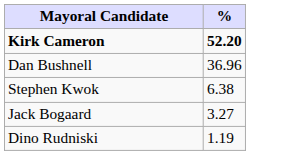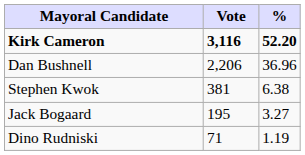+ column: (231, 16)
